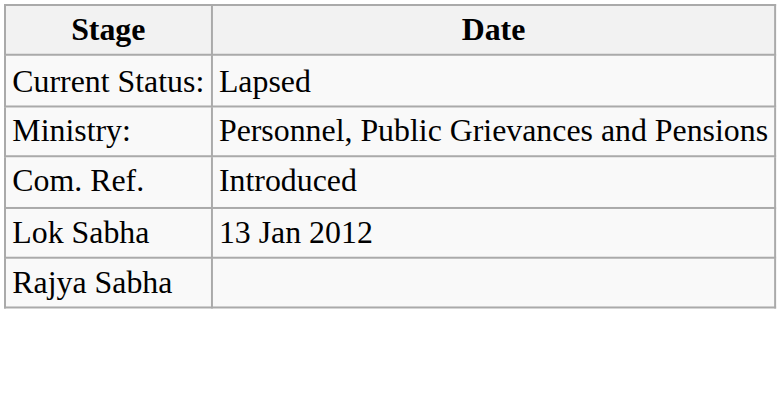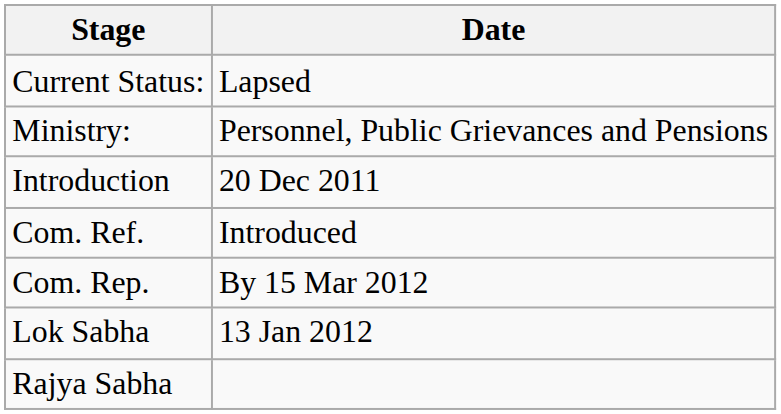+ row: (91, 181)
+ row: (81, 282)
